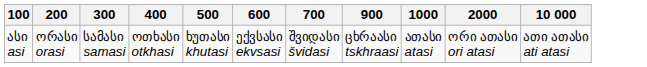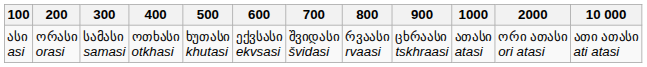+ column: (367, 15)
